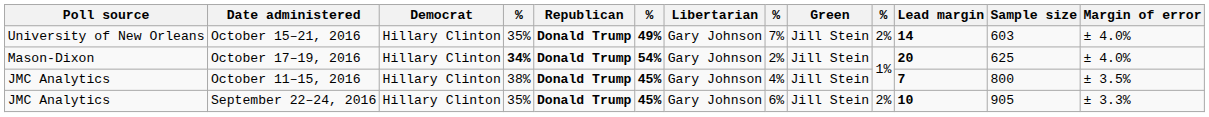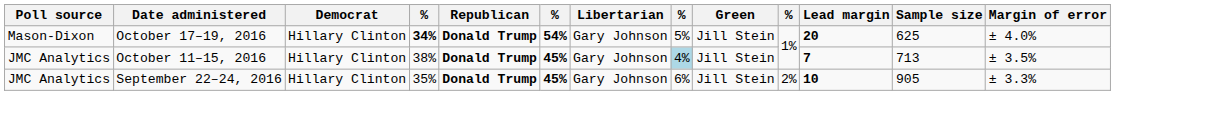- row: (286, 37)
(776, 58) 2% -> (682, 37) 5%
(776, 79) no background -> (682, 58) lightblue background
(1002, 79) 800 -> (908, 58) 713
